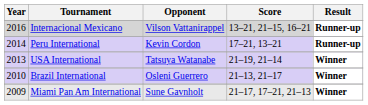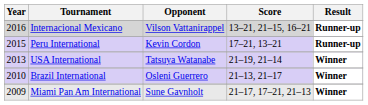(16, 44) 2014 -> (16, 44) 2015
